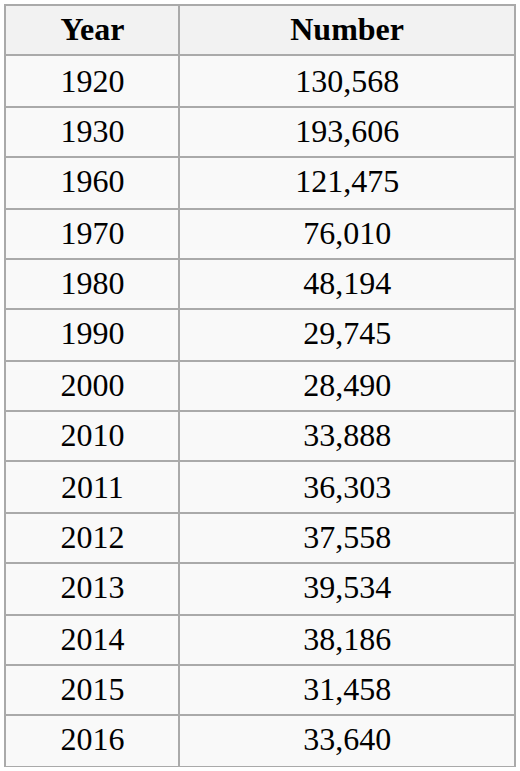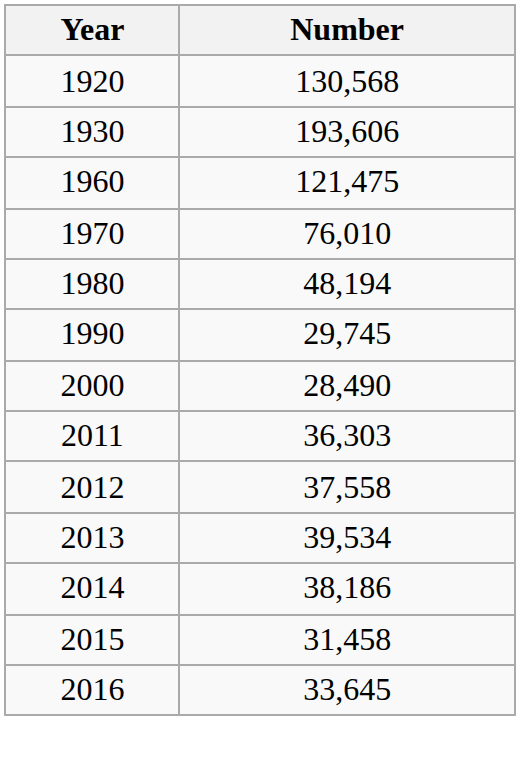- row: (92, 435)
(347, 740) 33,640 -> (347, 689) 33,645
